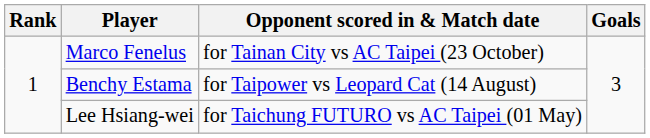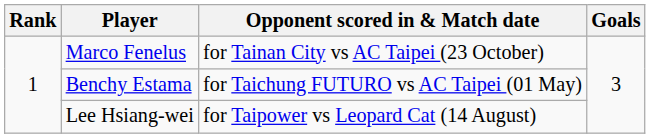(370, 84) for Taipower vs Leopard Cat (14 August) -> (393, 84) for Taichung FUTURO vs AC Taipei (01 May)
(393, 116) for Taichung FUTURO vs AC Taipei (01 May) -> (370, 116) for Taipower vs Leopard Cat (14 August)
